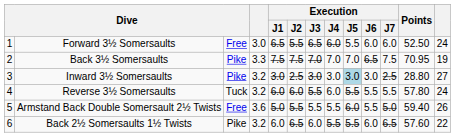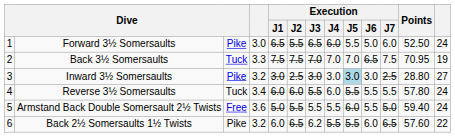(237, 44) Free -> (237, 44) Pike
(371, 44) 6.0 -> (371, 44) 5.0
(237, 60) Pike -> (237, 60) Tuck
(259, 92) 3.2 -> (259, 92) 3.4
(442, 108) 26 -> (442, 108) 24
(315, 124) 6.0 -> (315, 124) 6.2
